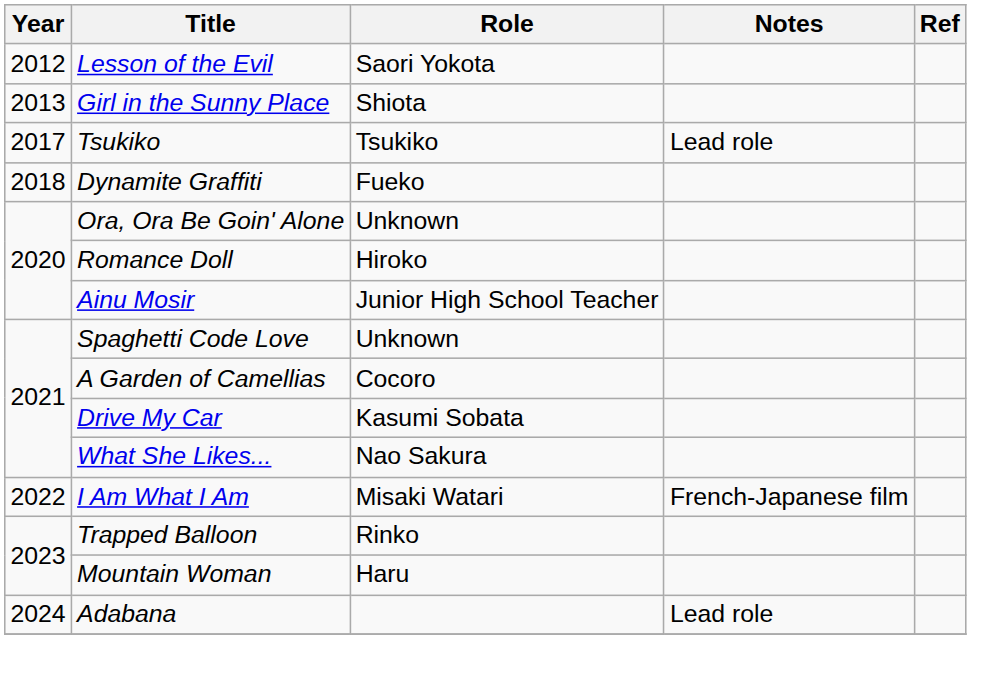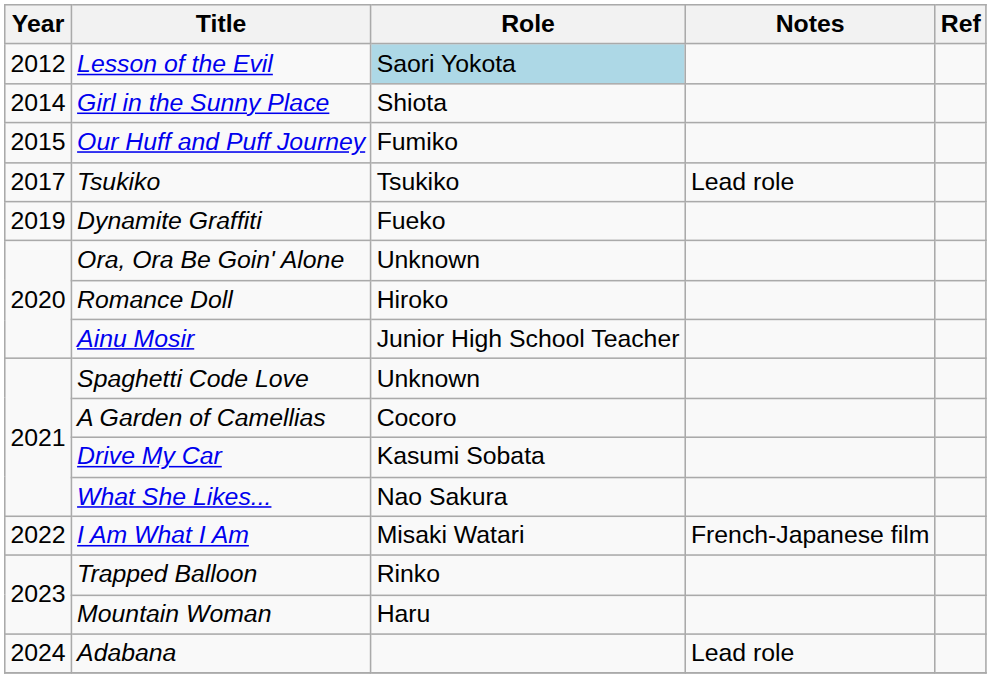(425, 63) no background -> (446, 63) lightblue background
(38, 102) 2013 -> (38, 102) 2014
+ row: (221, 142)
(38, 181) 2018 -> (38, 220) 2019
